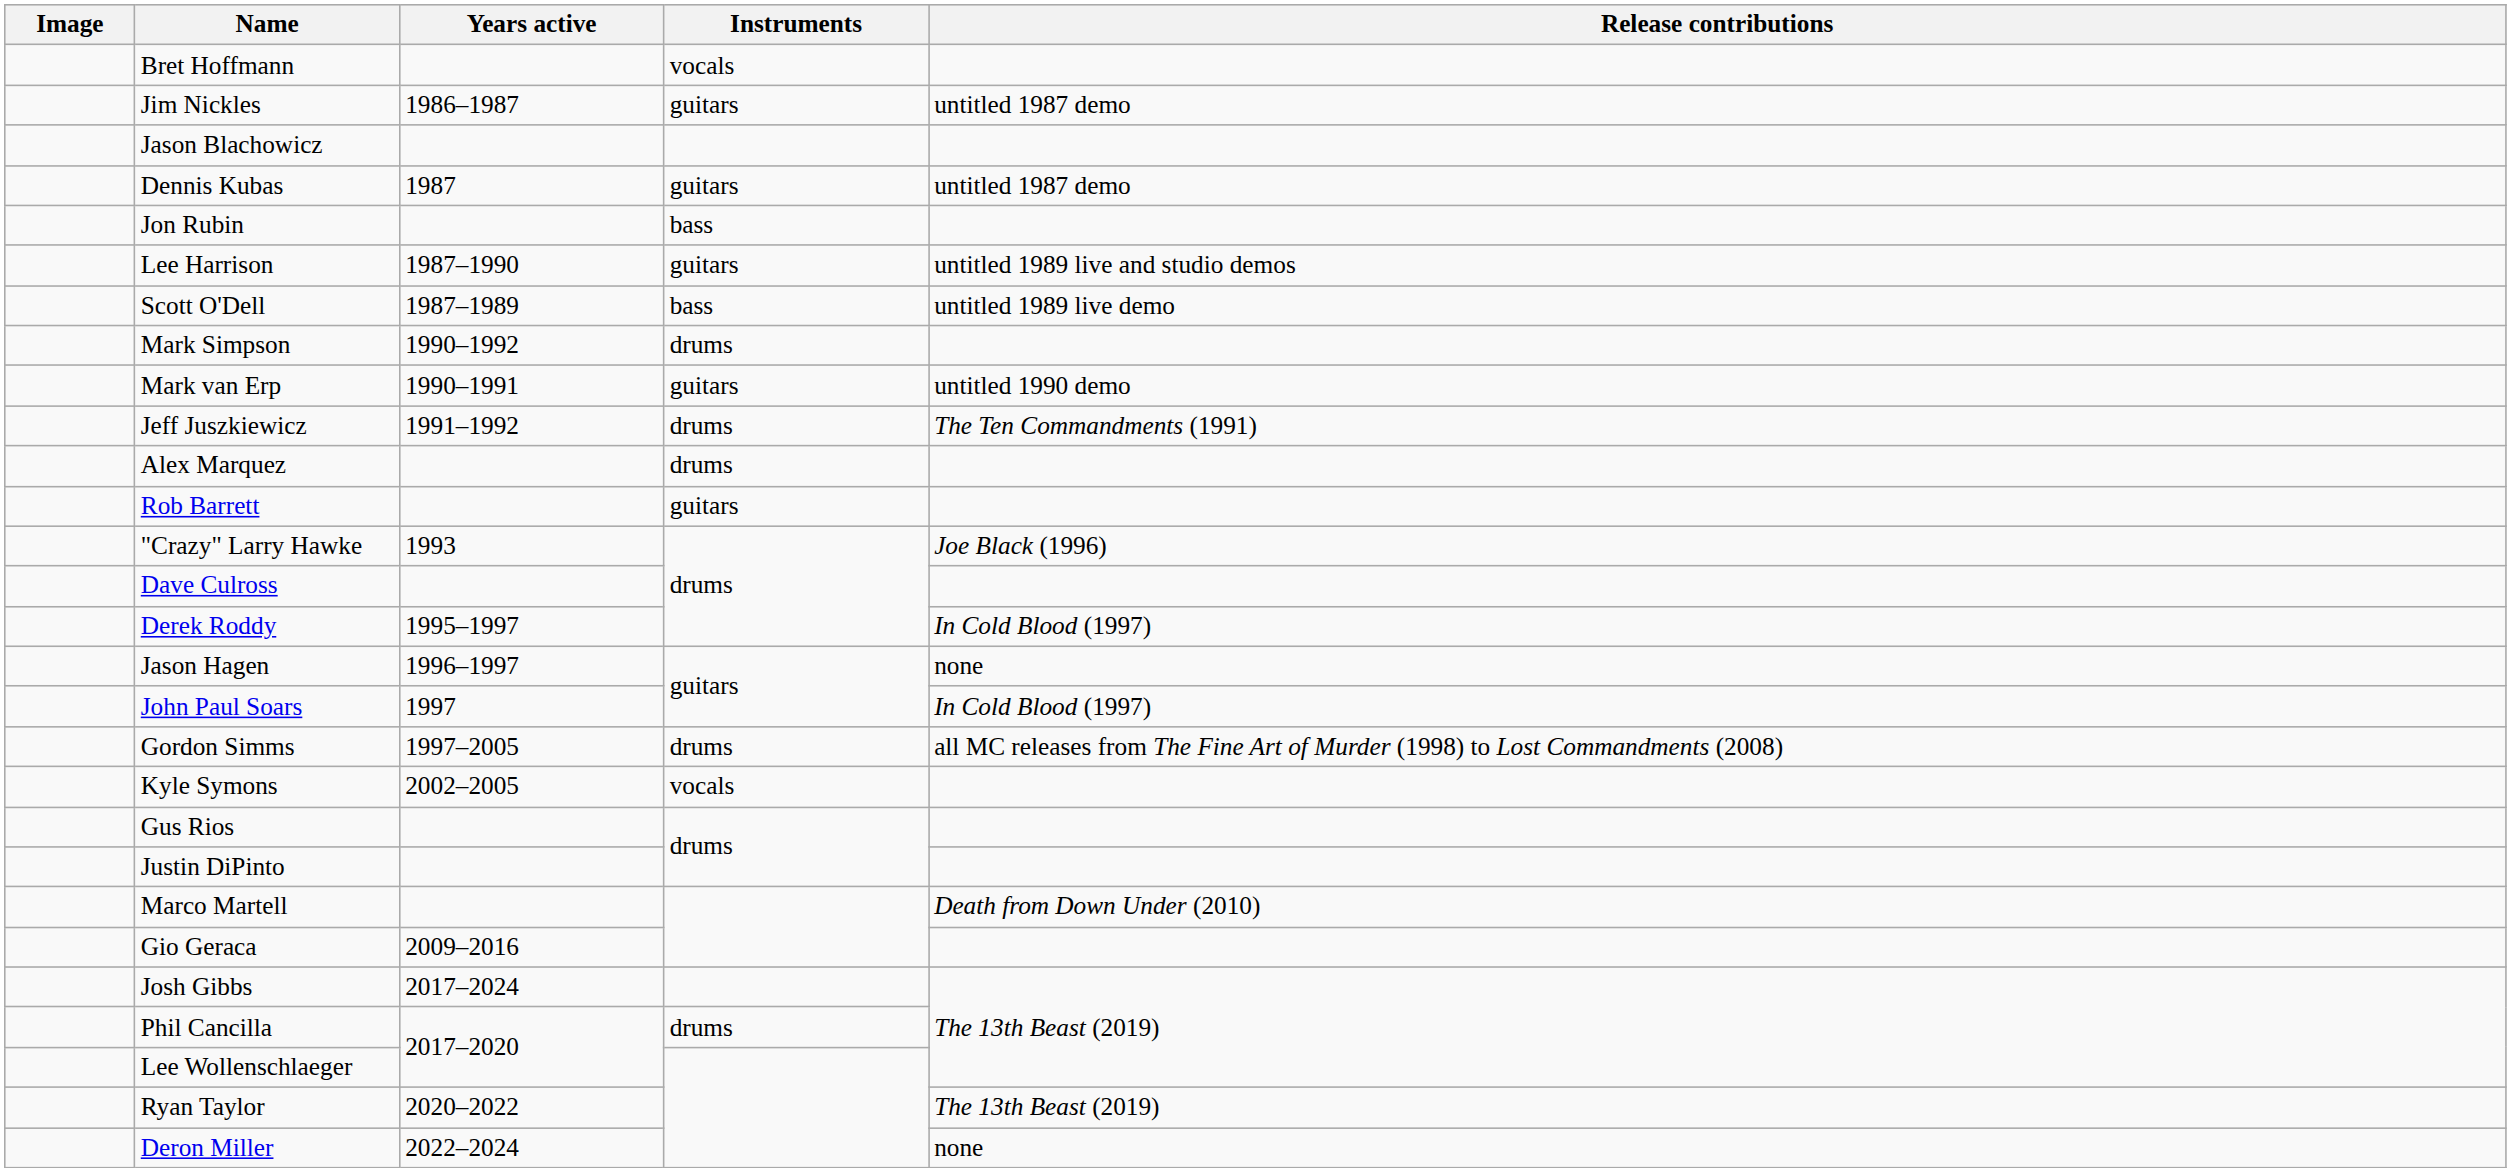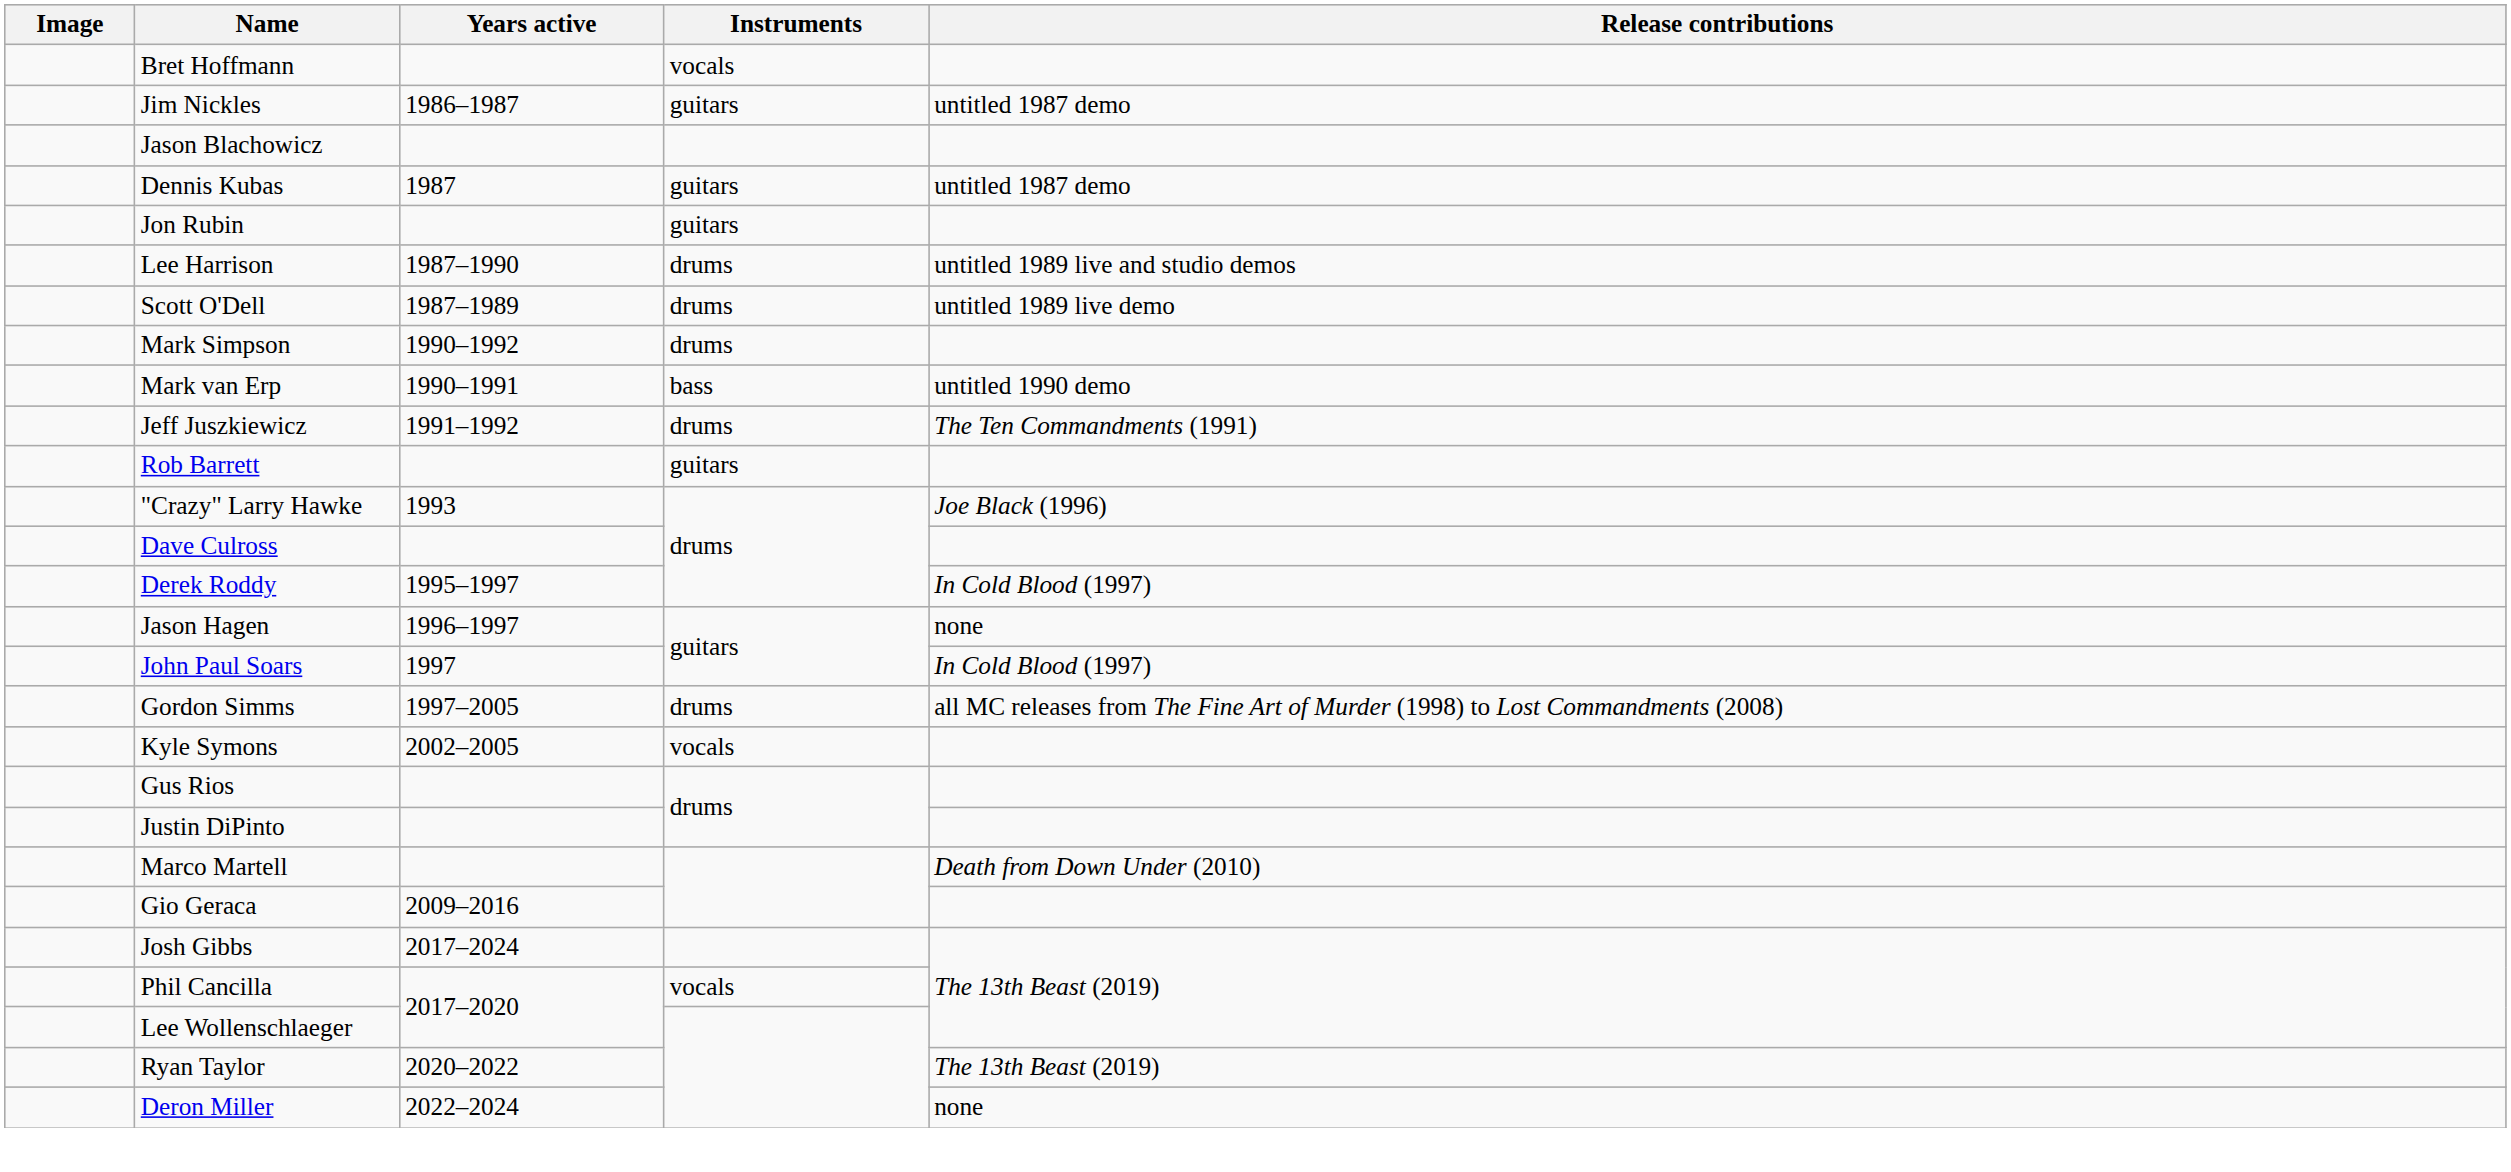(691, 225) bass -> (704, 225) guitars
(704, 265) guitars -> (701, 265) drums
(691, 305) bass -> (701, 305) drums
(704, 385) guitars -> (691, 385) bass
- row: (213, 465)
(701, 1026) drums -> (702, 986) vocals
